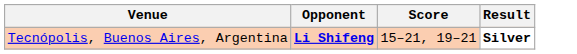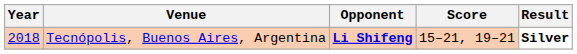+ column: (24, 15)
